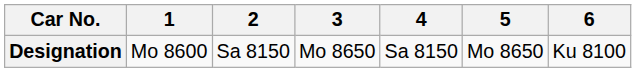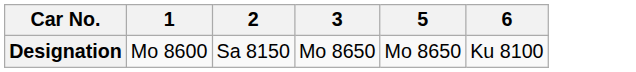- column: (421, 20)
